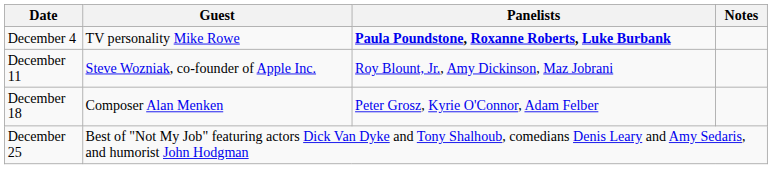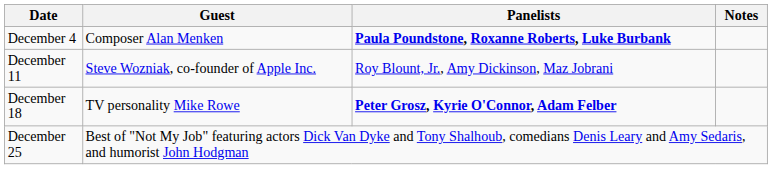(163, 37) TV personality Mike Rowe -> (154, 37) Composer Alan Menken
(154, 106) Composer Alan Menken -> (163, 106) TV personality Mike Rowe
(477, 106) normal -> (486, 106) bold
